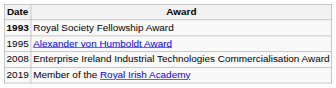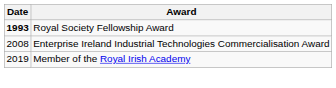- row: (103, 43)
